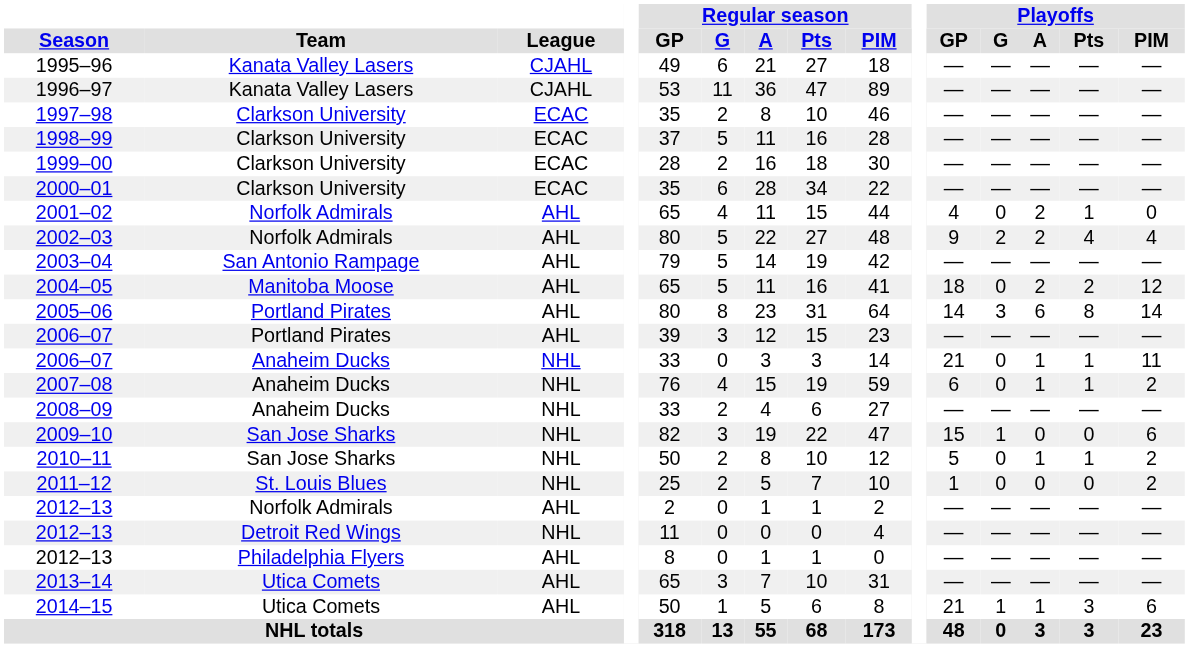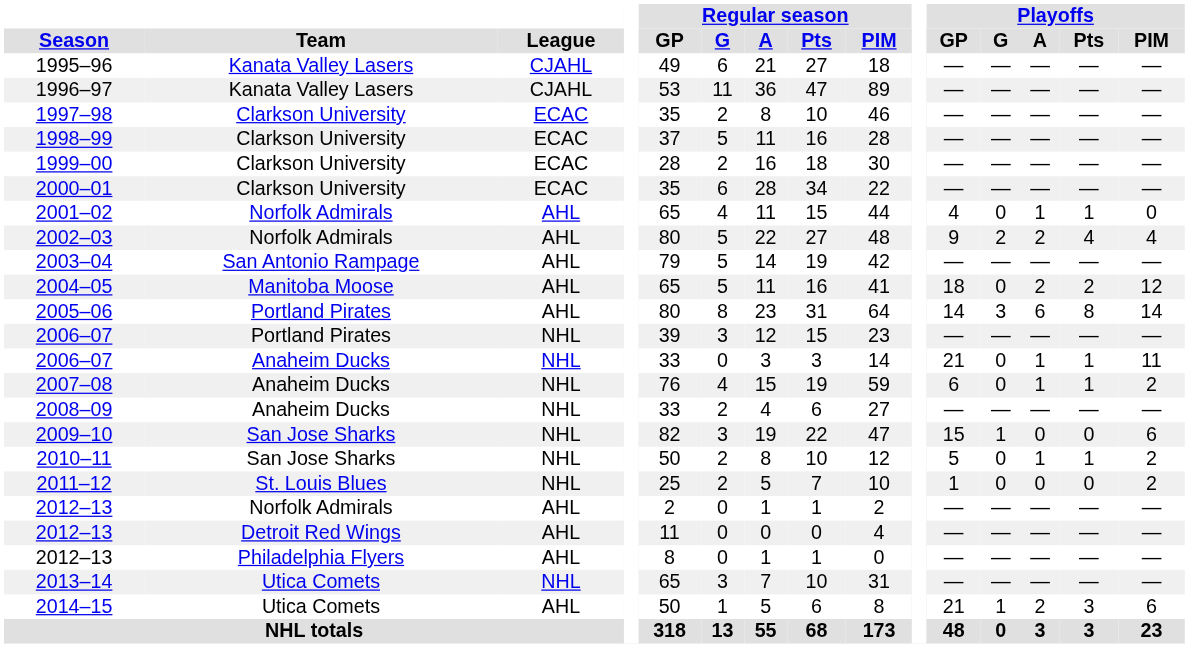(1040, 212) 2 -> (1040, 212) 1
(561, 335) AHL -> (561, 335) NHL
(561, 532) NHL -> (561, 532) AHL
(561, 581) AHL -> (561, 581) NHL
(1040, 606) 1 -> (1040, 606) 2
